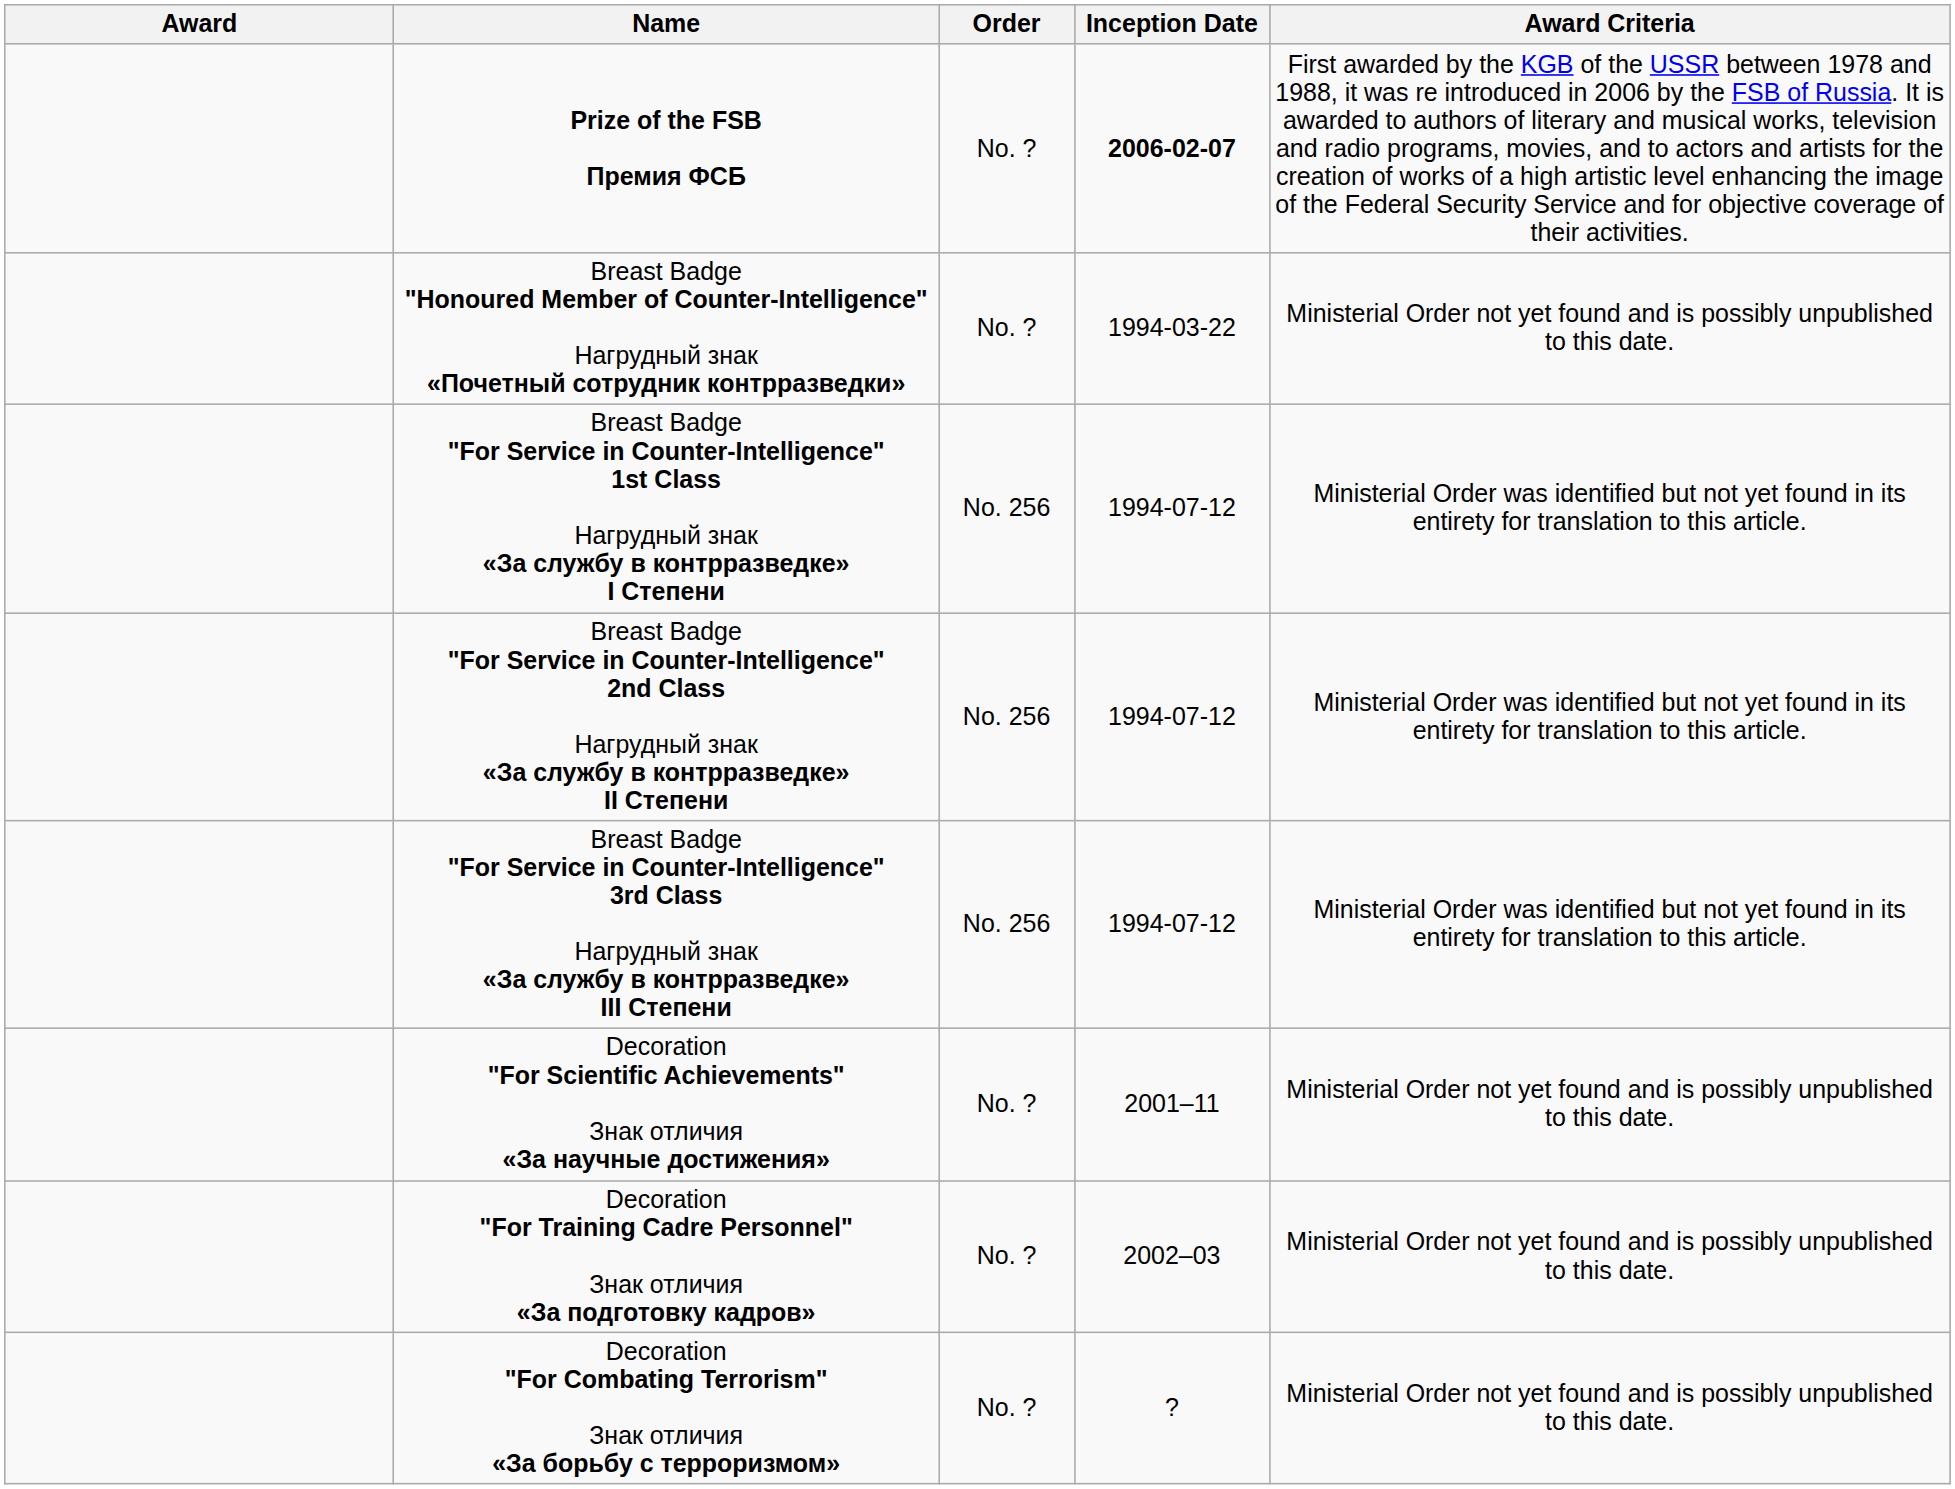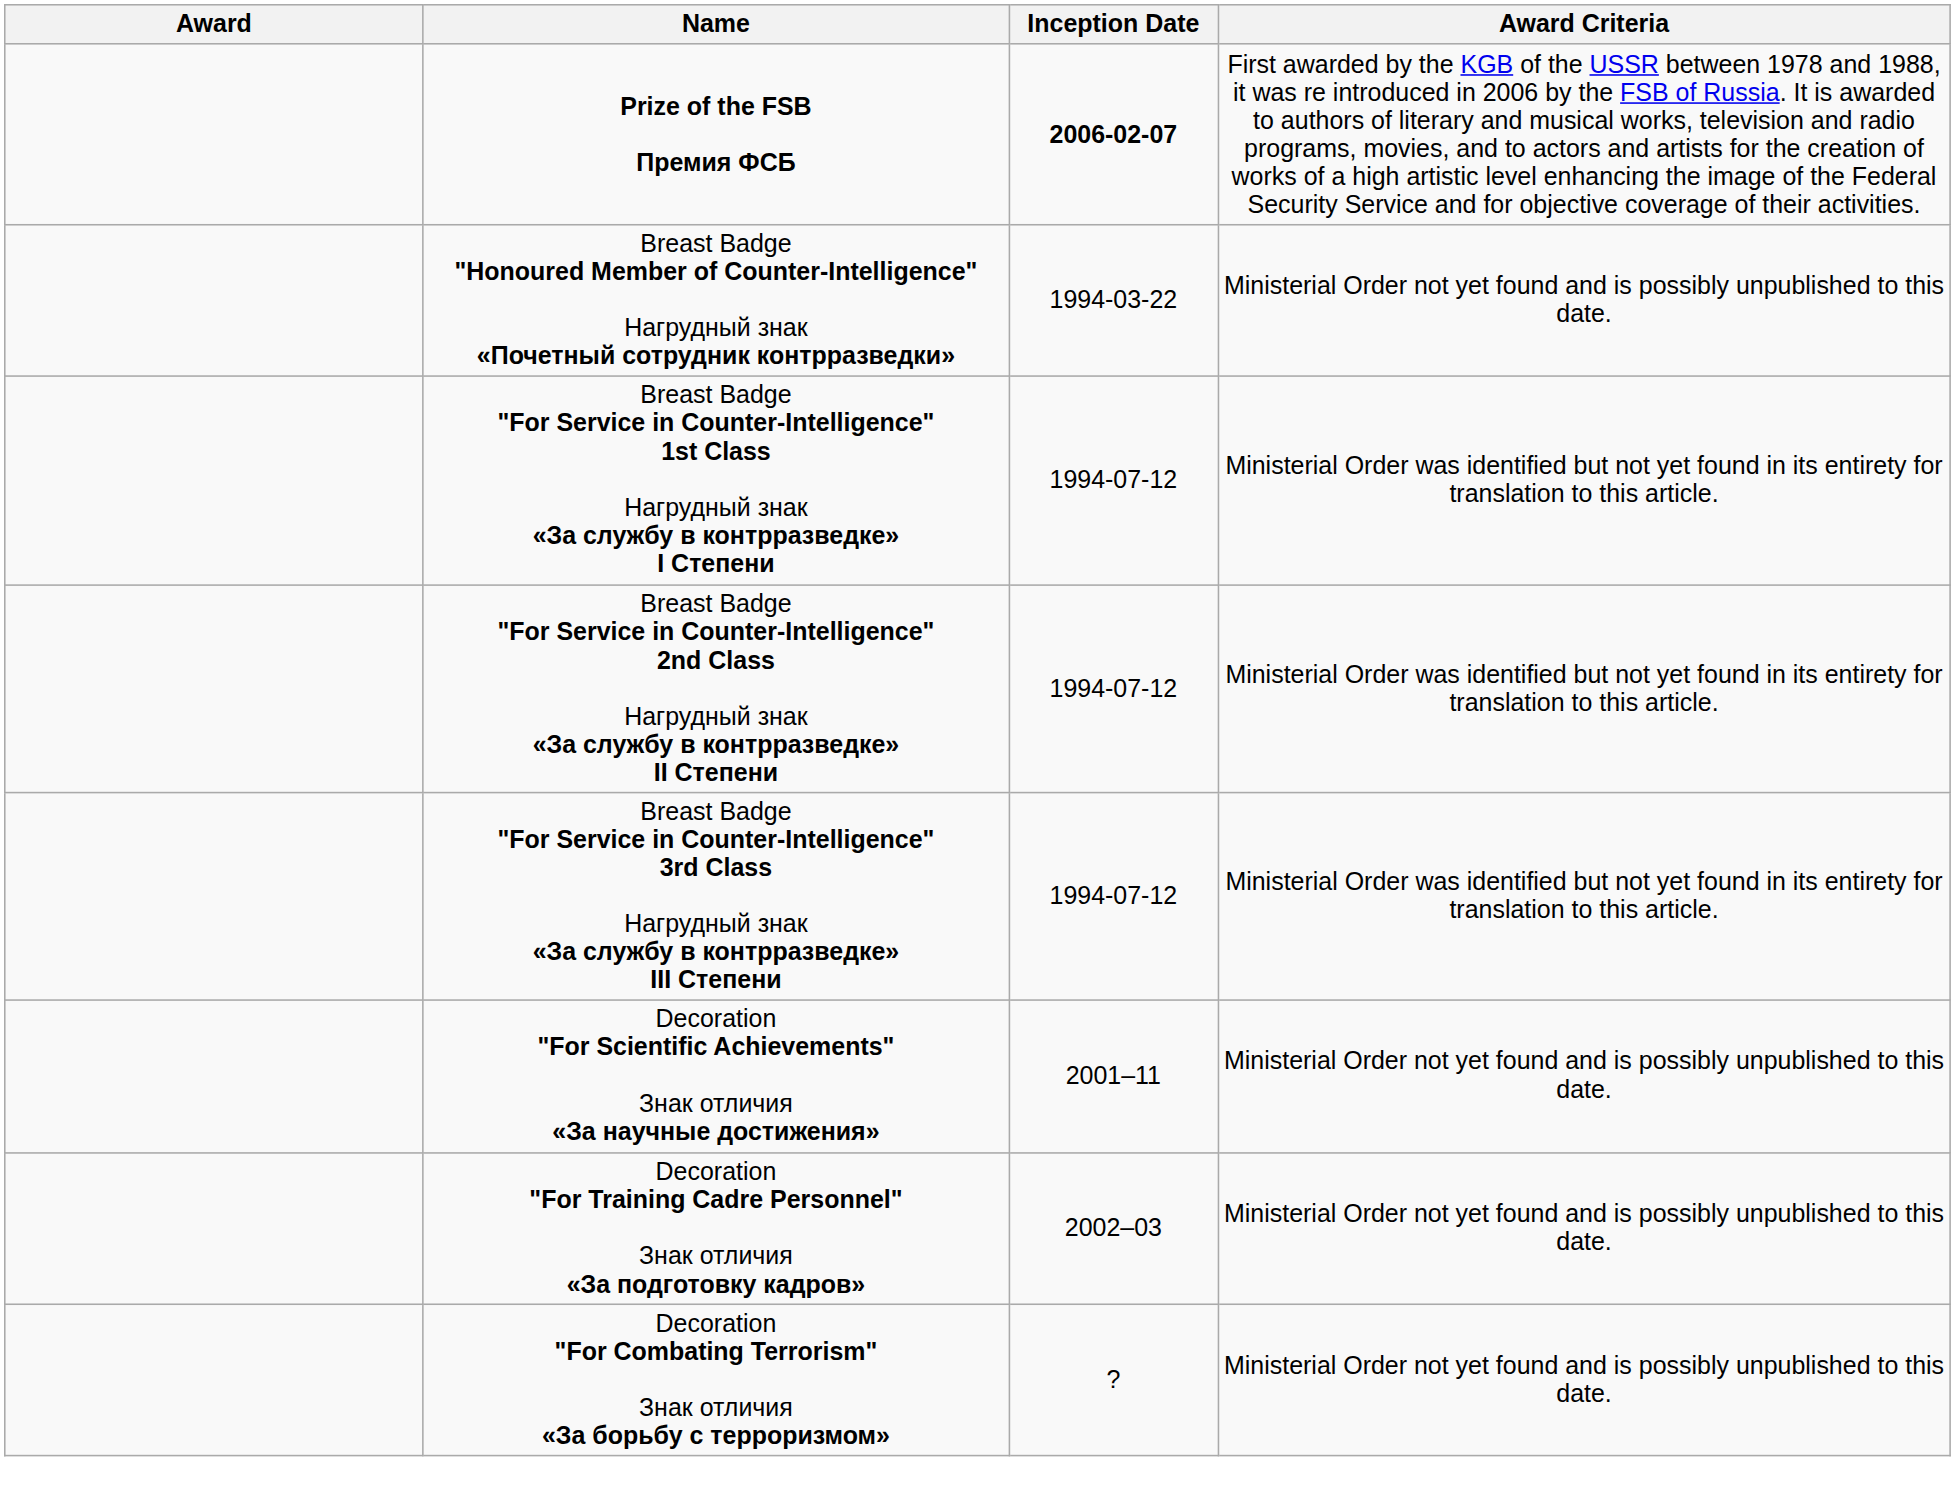- column: (1007, 24)
